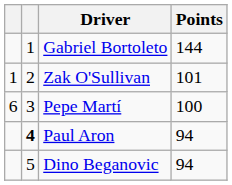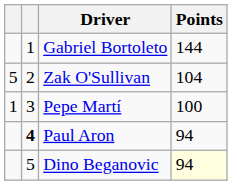(13, 77) 1 -> (13, 77) 5
(189, 77) 101 -> (189, 77) 104
(13, 106) 6 -> (13, 106) 1
(185, 164) no background -> (185, 164) lightyellow background
